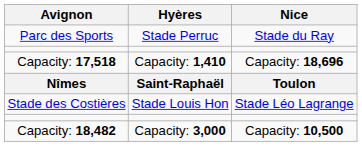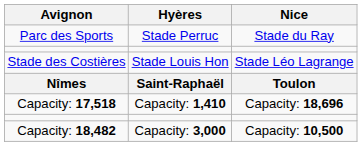rows swapped: (67, 62) <-> (67, 104)
